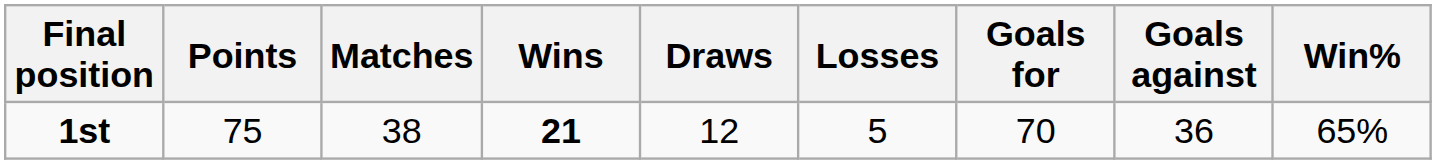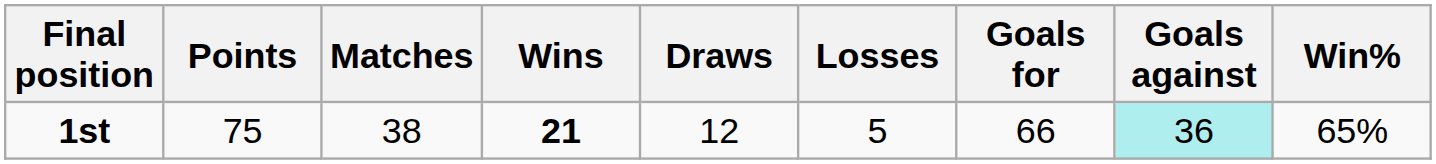(1036, 131) 70 -> (1036, 131) 66
(1194, 131) no background -> (1194, 131) paleturquoise background
